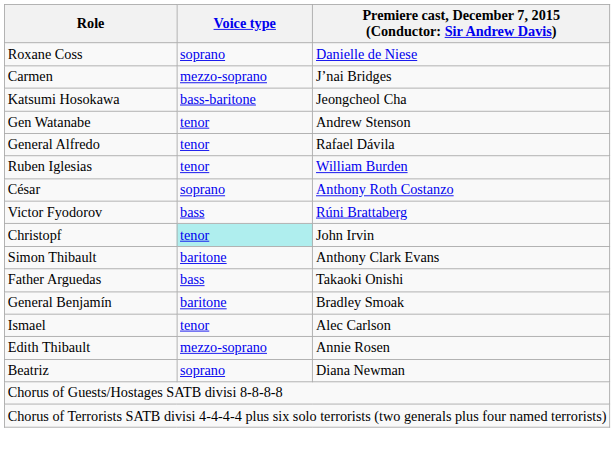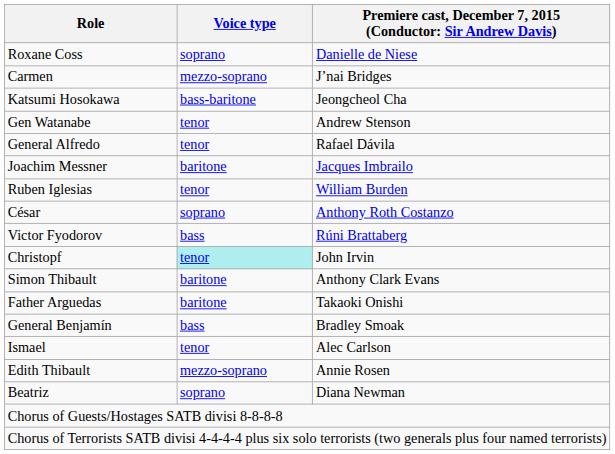+ row: (57, 167)
(192, 280) bass -> (203, 302) baritone
(203, 302) baritone -> (192, 325) bass
